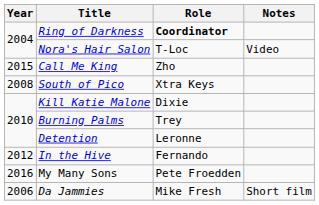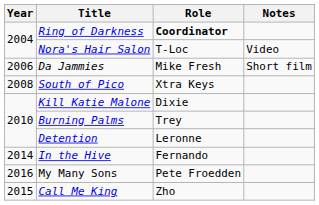rows swapped: (71, 191) <-> (78, 67)
(20, 156) 2012 -> (20, 156) 2014
